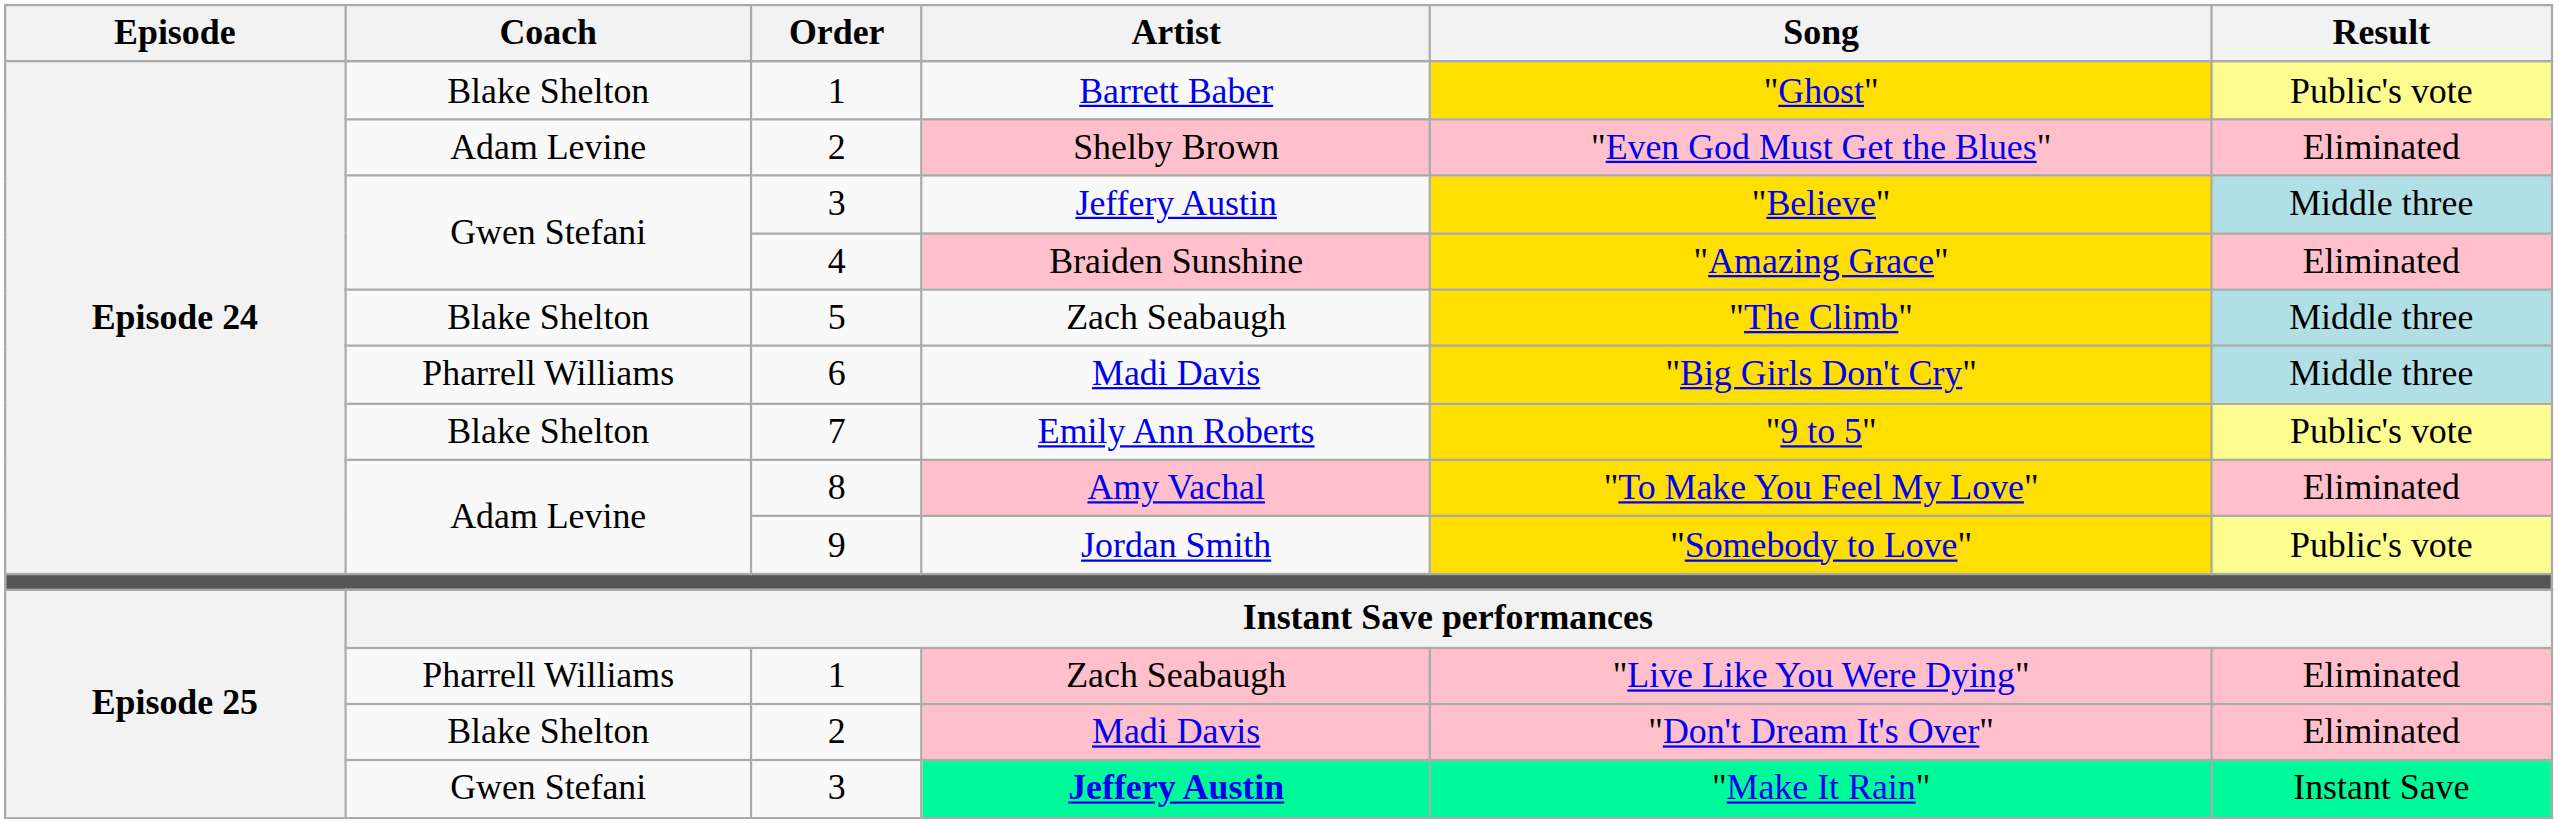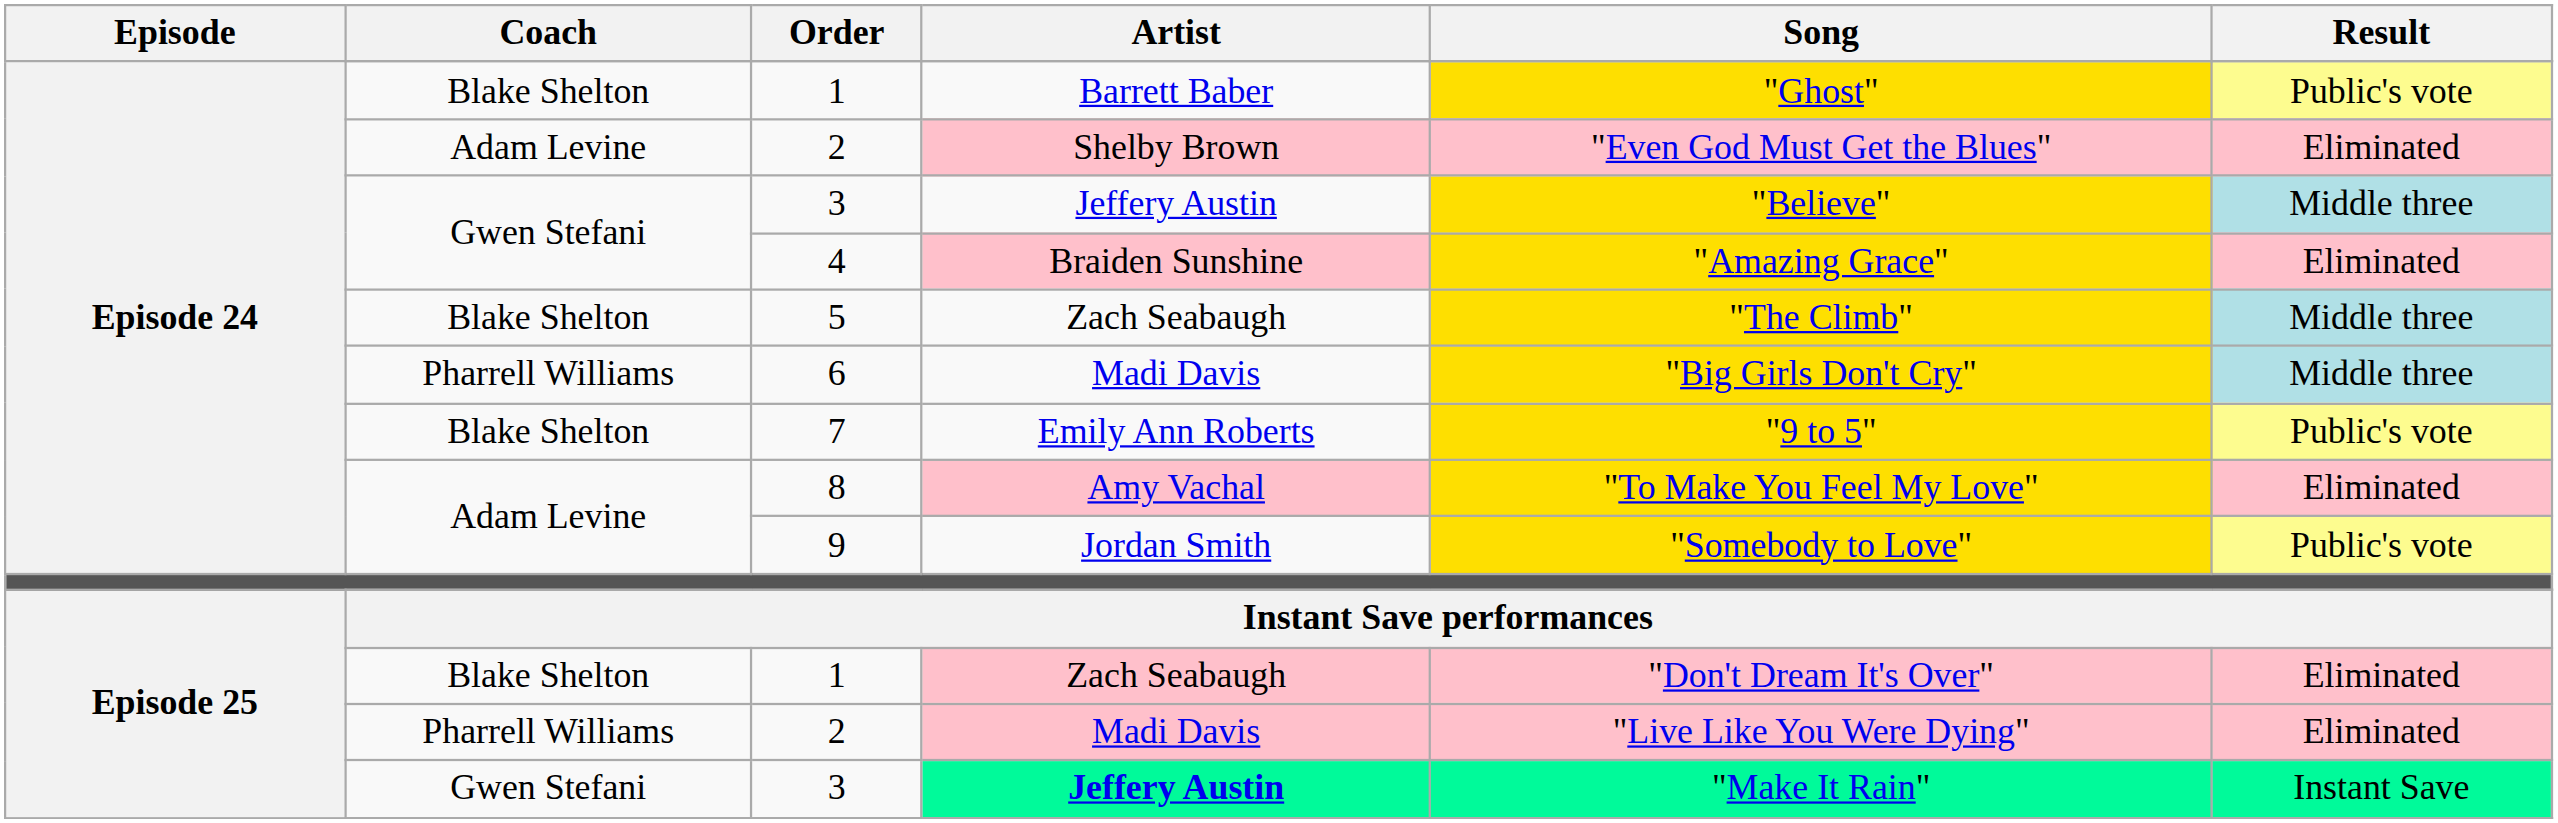(548, 674) Pharrell Williams -> (548, 674) Blake Shelton
(1821, 674) "Live Like You Were Dying" -> (1821, 674) "Don't Dream It's Over"
(548, 731) Blake Shelton -> (548, 731) Pharrell Williams
(1821, 731) "Don't Dream It's Over" -> (1821, 731) "Live Like You Were Dying"
